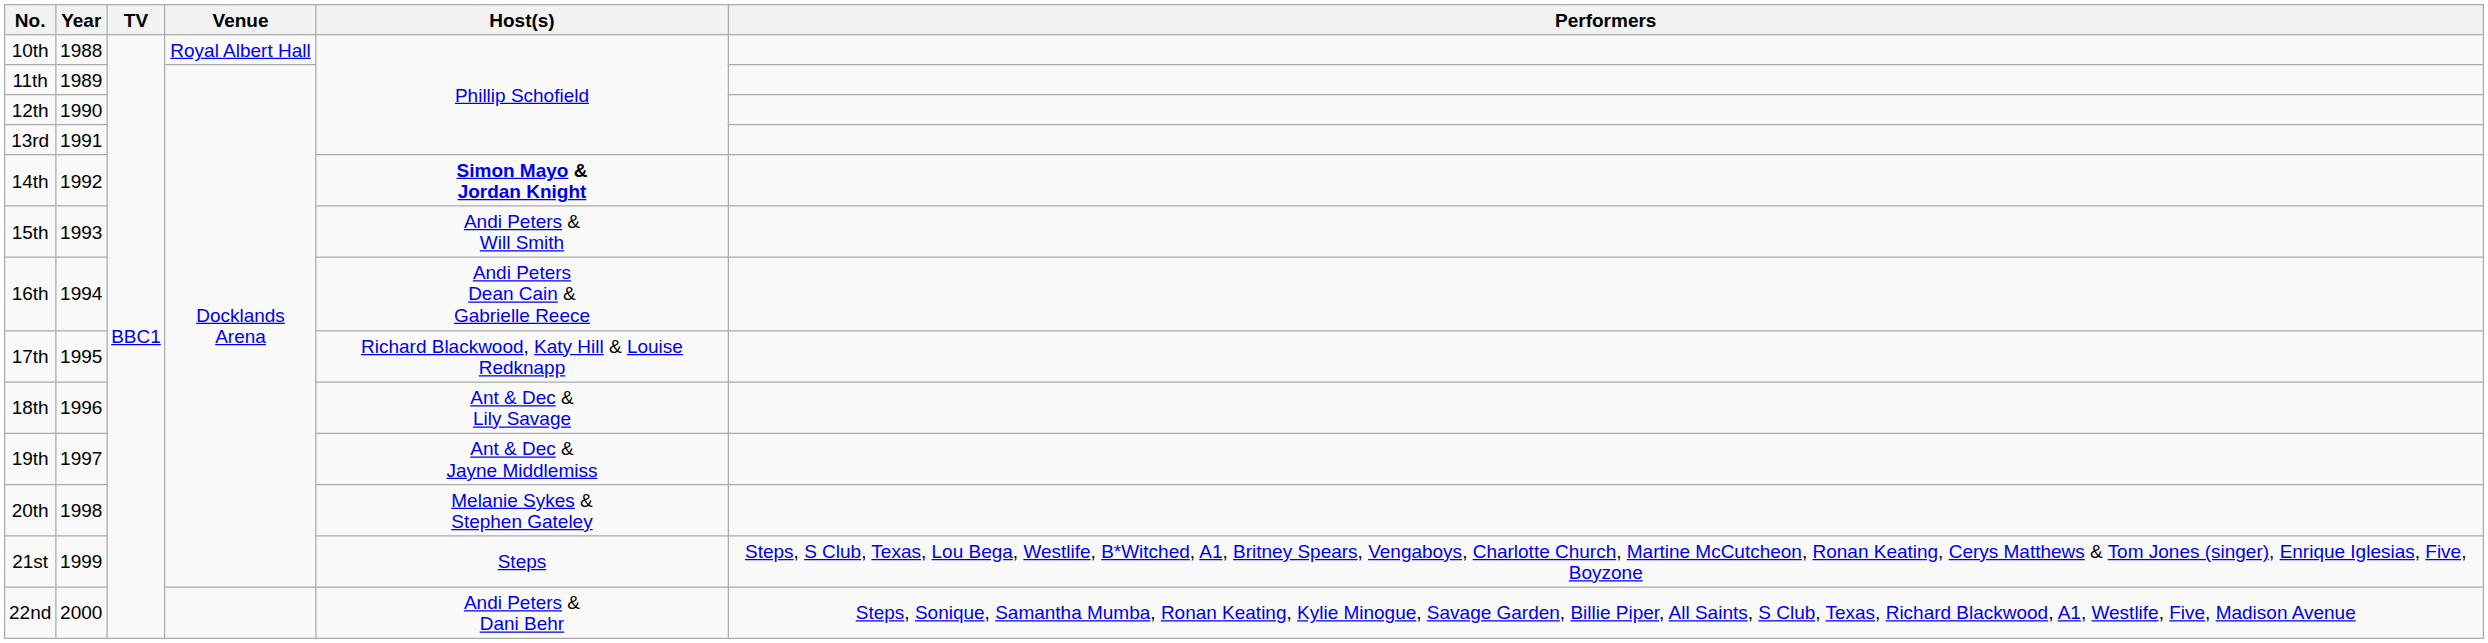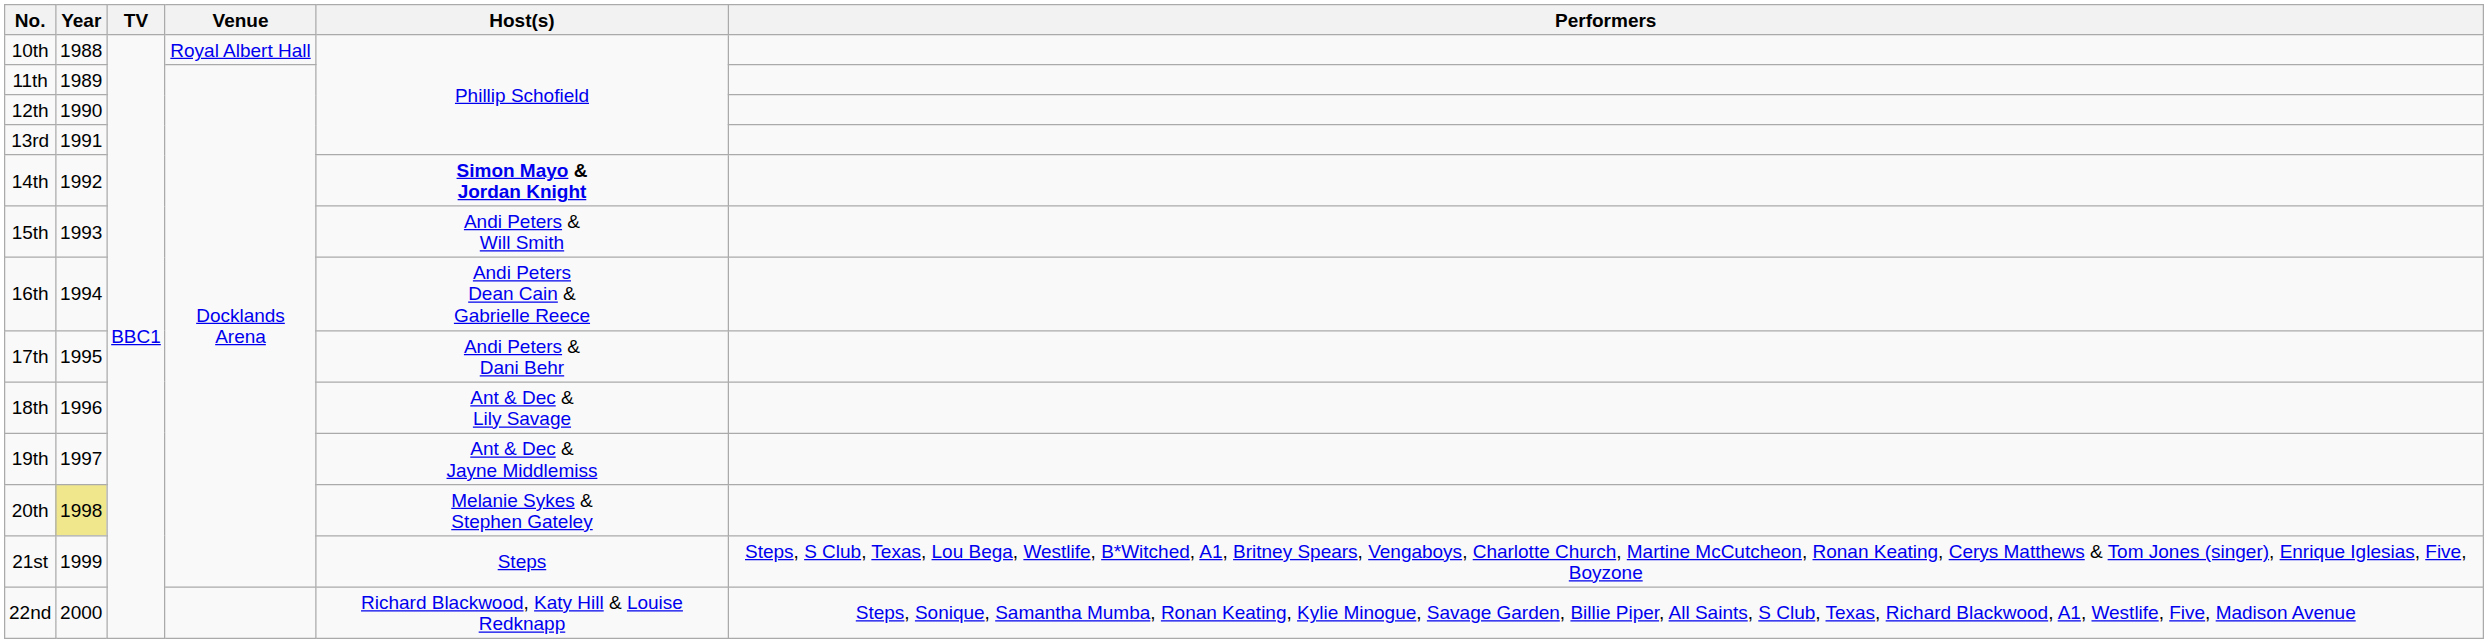(522, 356) Richard Blackwood, Katy Hill & Louise Redknapp -> (522, 356) Andi Peters & Dani Behr
(81, 510) no background -> (81, 510) khaki background
(522, 613) Andi Peters & Dani Behr -> (522, 613) Richard Blackwood, Katy Hill & Louise Redknapp
